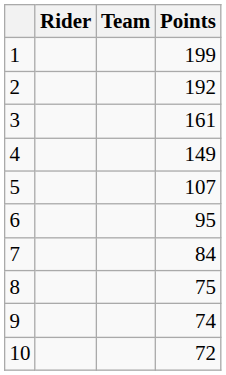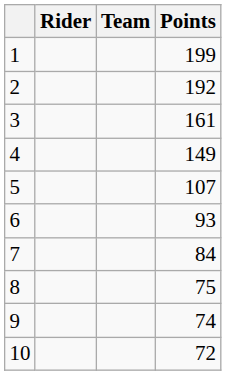(205, 220) 95 -> (205, 220) 93
